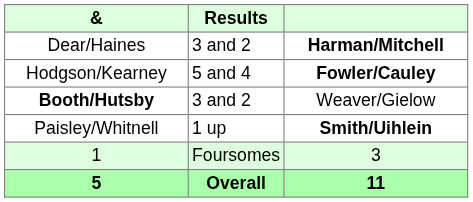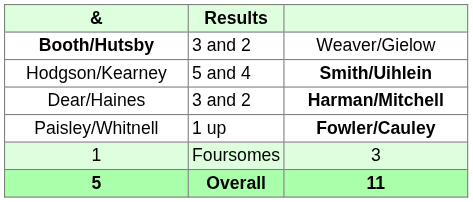rows swapped: (96, 45) <-> (96, 100)
(376, 73) Fowler/Cauley -> (376, 73) Smith/Uihlein
(376, 128) Smith/Uihlein -> (376, 128) Fowler/Cauley
